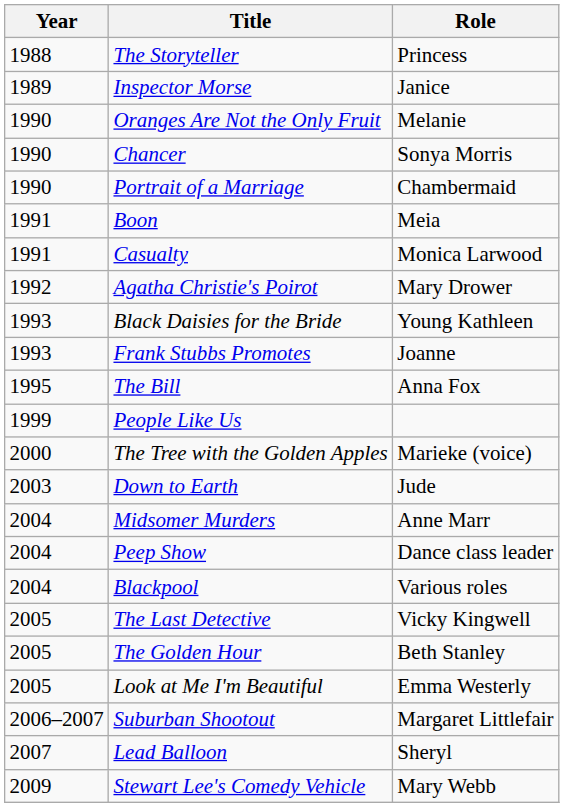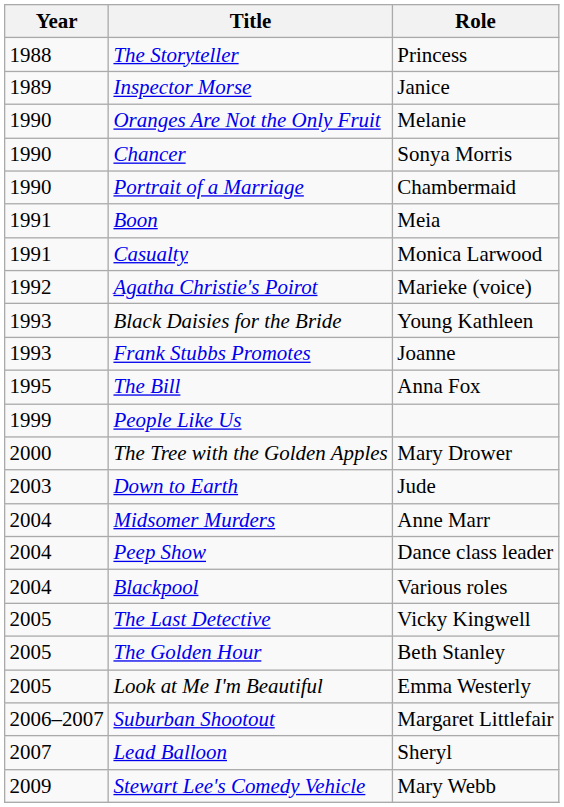(455, 287) Mary Drower -> (465, 287) Marieke (voice)
(465, 453) Marieke (voice) -> (455, 453) Mary Drower
